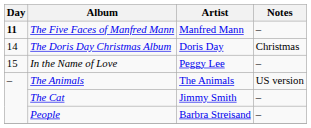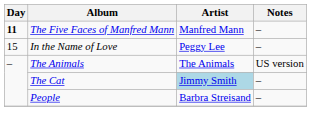- row: (101, 47)
(208, 98) no background -> (208, 81) lightblue background
